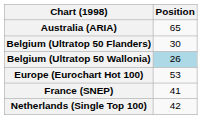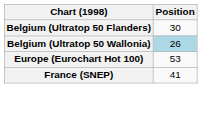- row: (79, 28)
- row: (79, 106)
